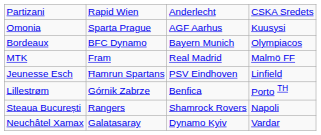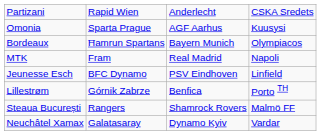(117, 43) BFC Dynamo -> (126, 43) Ħamrun Spartans
(273, 58) Malmö FF -> (265, 58) Napoli
(126, 74) Ħamrun Spartans -> (117, 74) BFC Dynamo
(265, 107) Napoli -> (273, 107) Malmö FF
